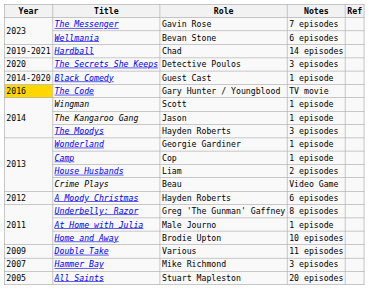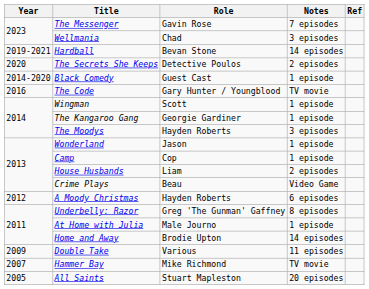(189, 38) Bevan Stone -> (172, 38) Chad
(314, 38) 6 episodes -> (314, 38) 3 episodes
(172, 51) Chad -> (189, 51) Bevan Stone
(314, 64) 3 episodes -> (314, 64) 2 episodes
(16, 91) gold background -> (16, 91) no background
(174, 118) Jason -> (201, 118) Georgie Gardiner
(201, 144) Georgie Gardiner -> (174, 144) Jason
(316, 238) 10 episodes -> (316, 238) 14 episodes
(314, 265) 3 episodes -> (309, 265) TV movie
